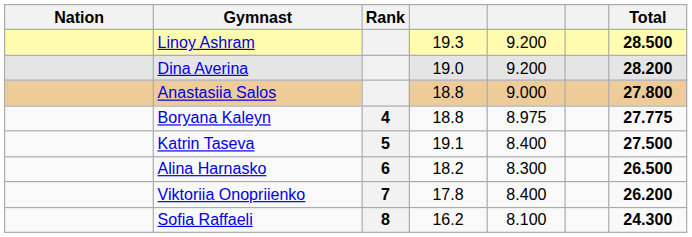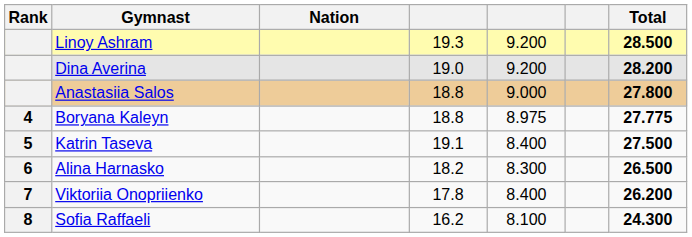columns swapped: (385, 17) <-> (79, 17)
